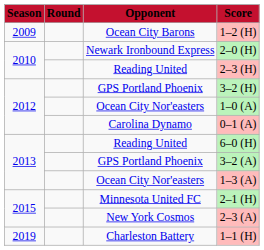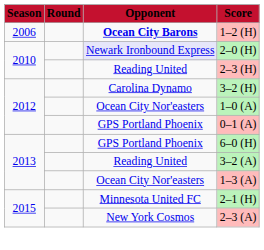(24, 32) 2009 -> (24, 32) 2006
(150, 32) normal -> (150, 32) bold
(150, 50) no background -> (150, 50) lavender background
(150, 87) GPS Portland Phoenix -> (150, 87) Carolina Dynamo
(150, 124) Carolina Dynamo -> (150, 124) GPS Portland Phoenix
(150, 143) Reading United -> (150, 143) GPS Portland Phoenix
(150, 161) GPS Portland Phoenix -> (150, 161) Reading United
- row: (238, 236)
